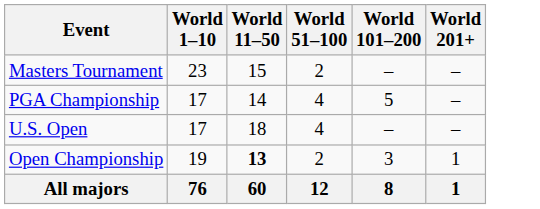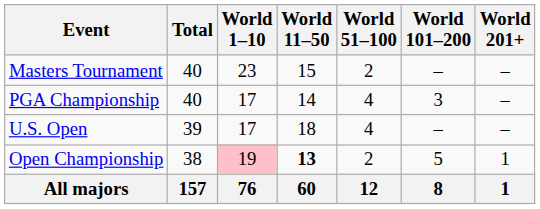+ column: (192, 29)
(389, 99) 5 -> (438, 99) 3
(197, 159) no background -> (247, 159) pink background
(389, 159) 3 -> (438, 159) 5
